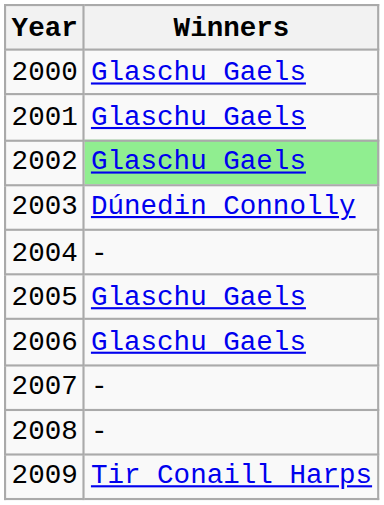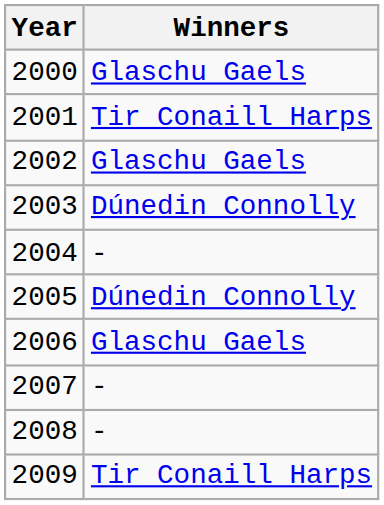(198, 117) Glaschu Gaels -> (232, 117) Tir Conaill Harps
(198, 162) lightgreen background -> (198, 162) no background
(198, 297) Glaschu Gaels -> (223, 297) Dúnedin Connolly
